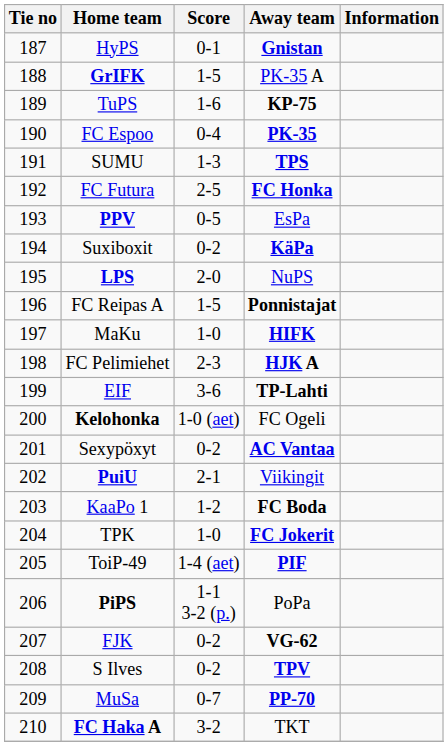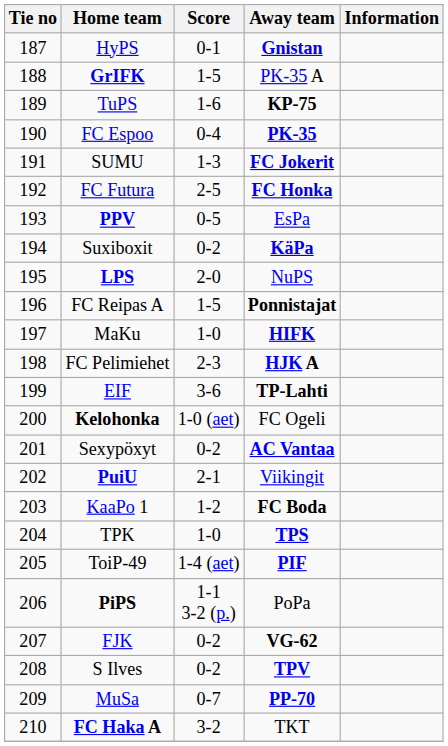(292, 162) TPS -> (292, 162) FC Jokerit
(292, 534) FC Jokerit -> (292, 534) TPS
